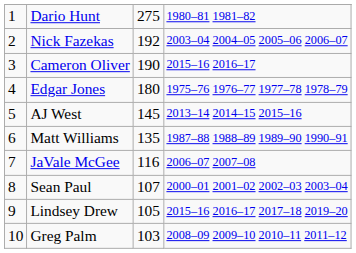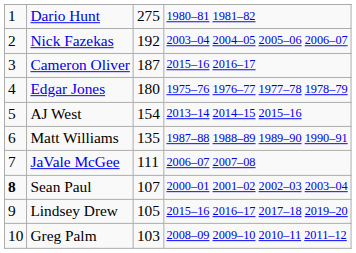(148, 65) 190 -> (148, 65) 187
(148, 114) 145 -> (148, 114) 154
(148, 162) 116 -> (148, 162) 111
(12, 187) normal -> (12, 187) bold
